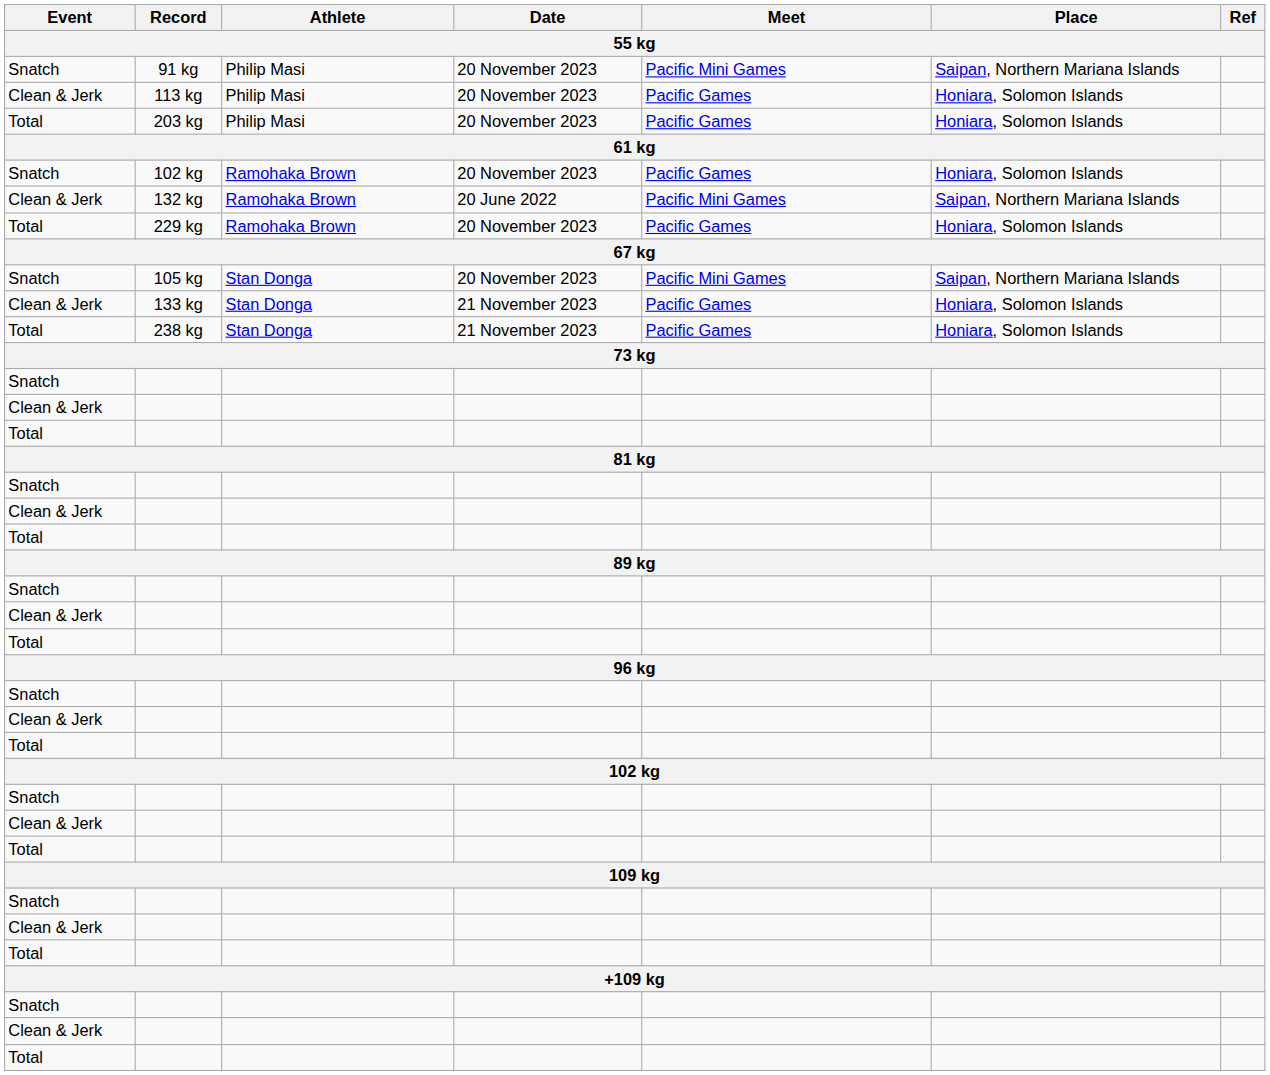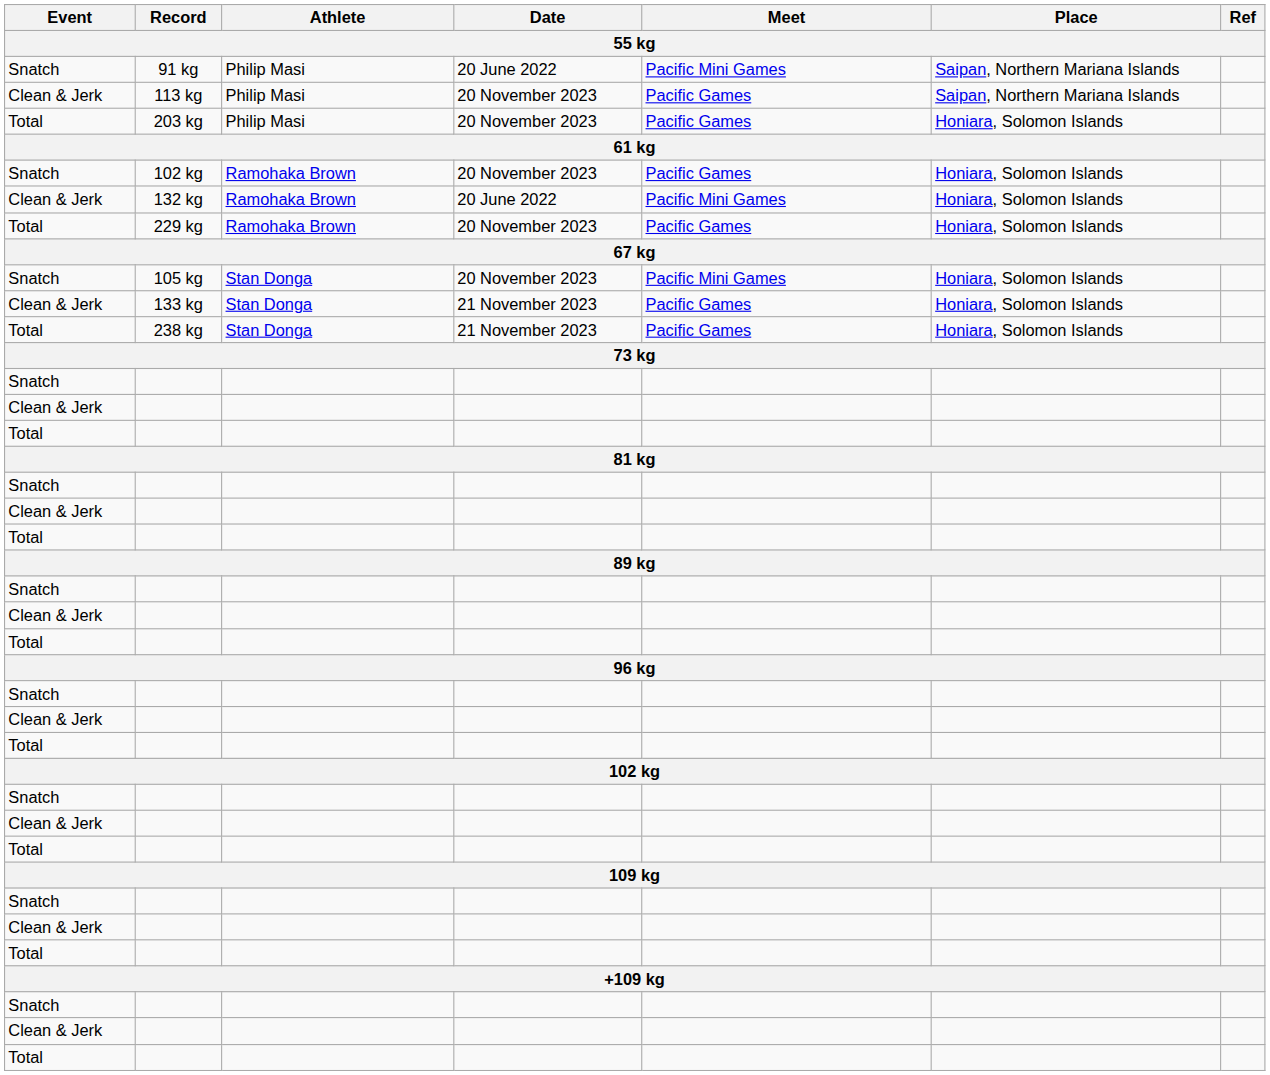(527, 70) 20 November 2023 -> (507, 70) 20 June 2022
(1029, 96) Honiara, Solomon Islands -> (1057, 96) Saipan, Northern Mariana Islands
(1057, 200) Saipan, Northern Mariana Islands -> (1029, 200) Honiara, Solomon Islands
(1057, 278) Saipan, Northern Mariana Islands -> (1029, 278) Honiara, Solomon Islands
